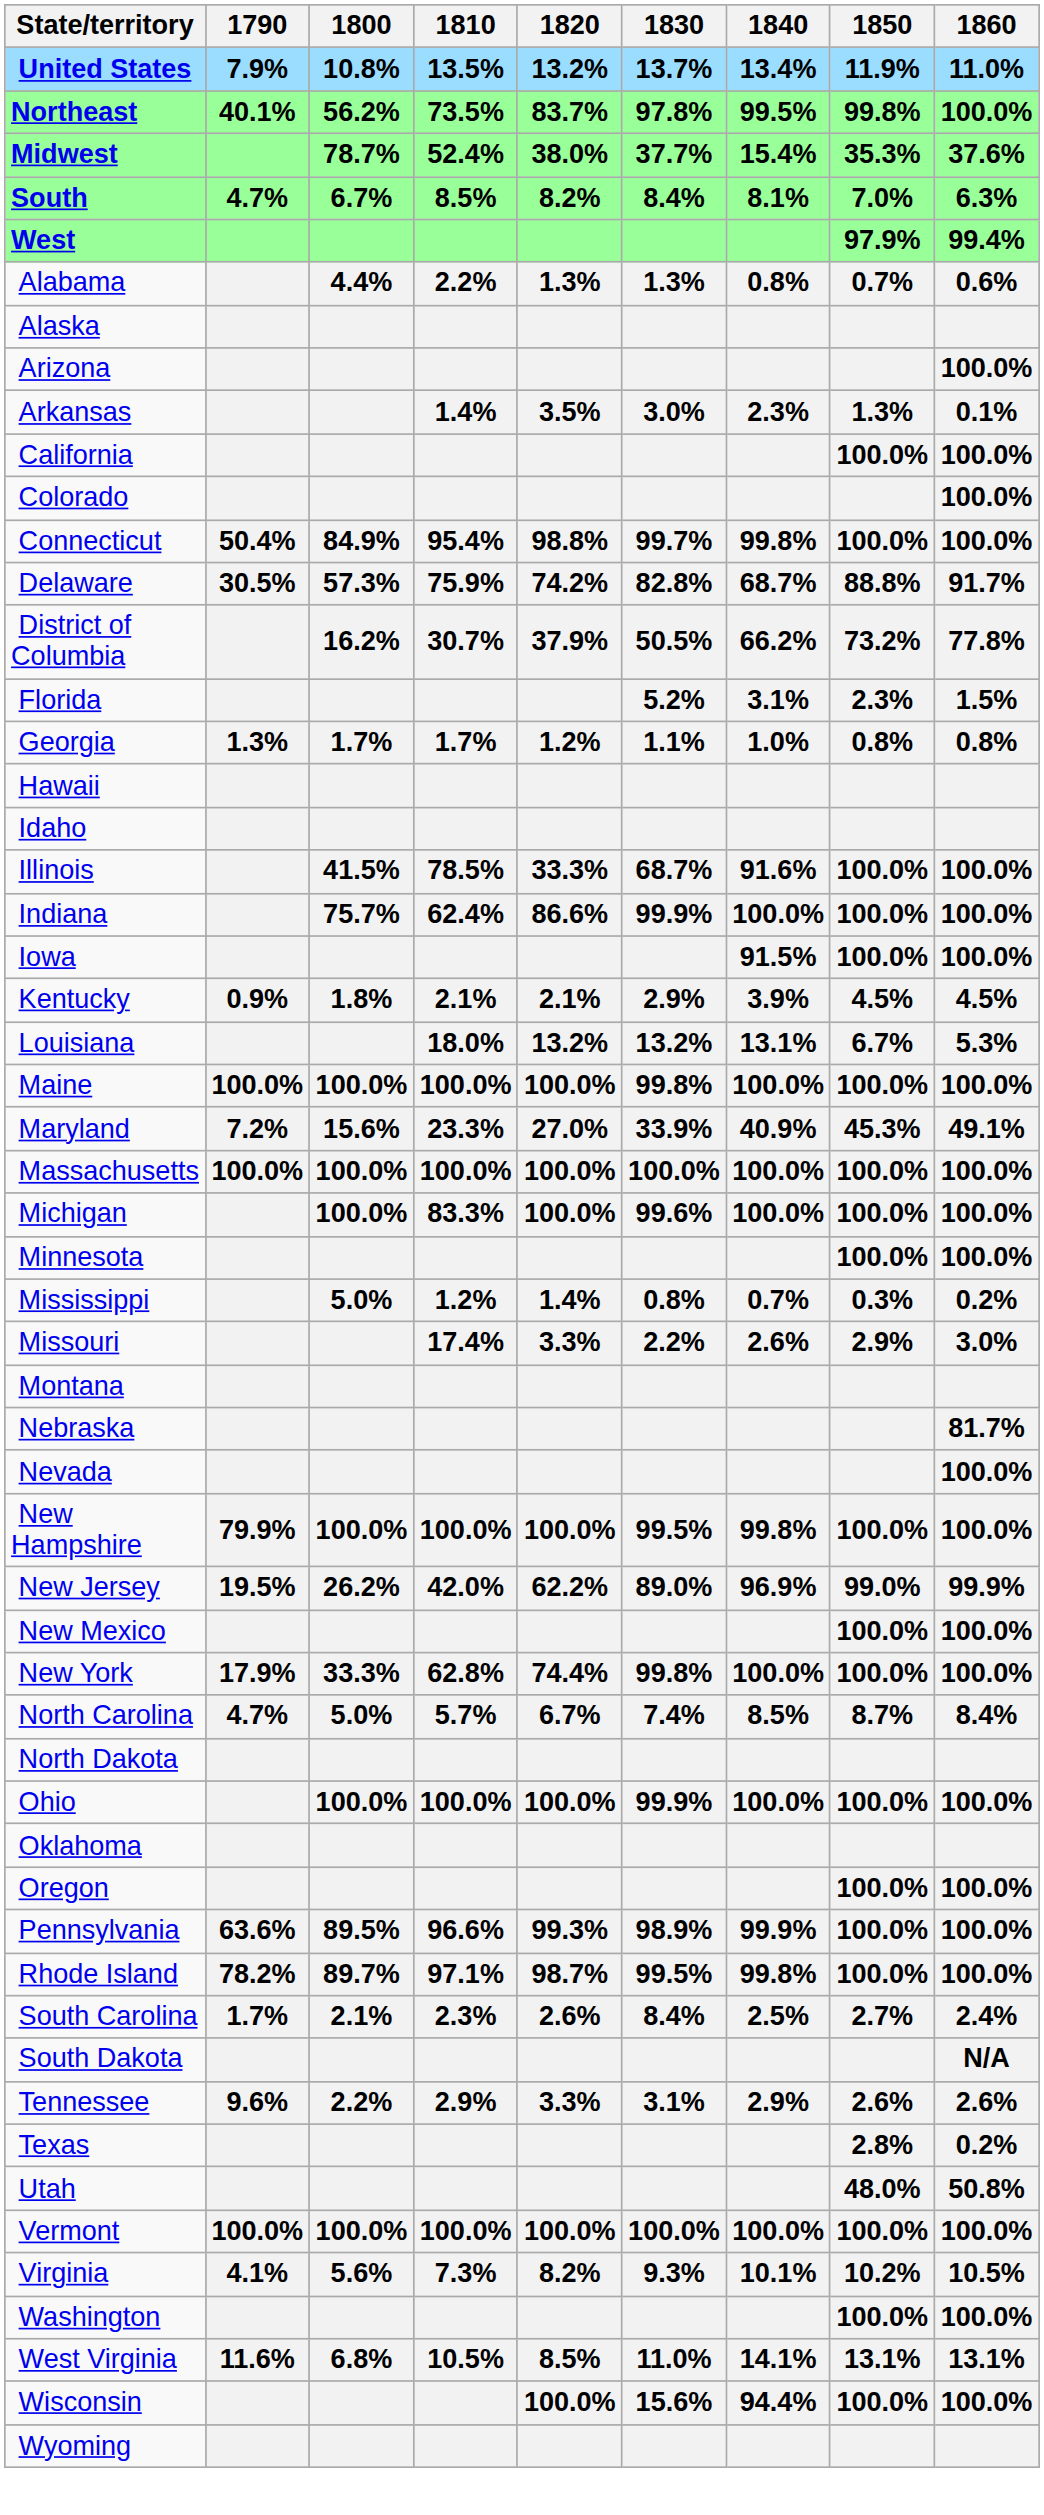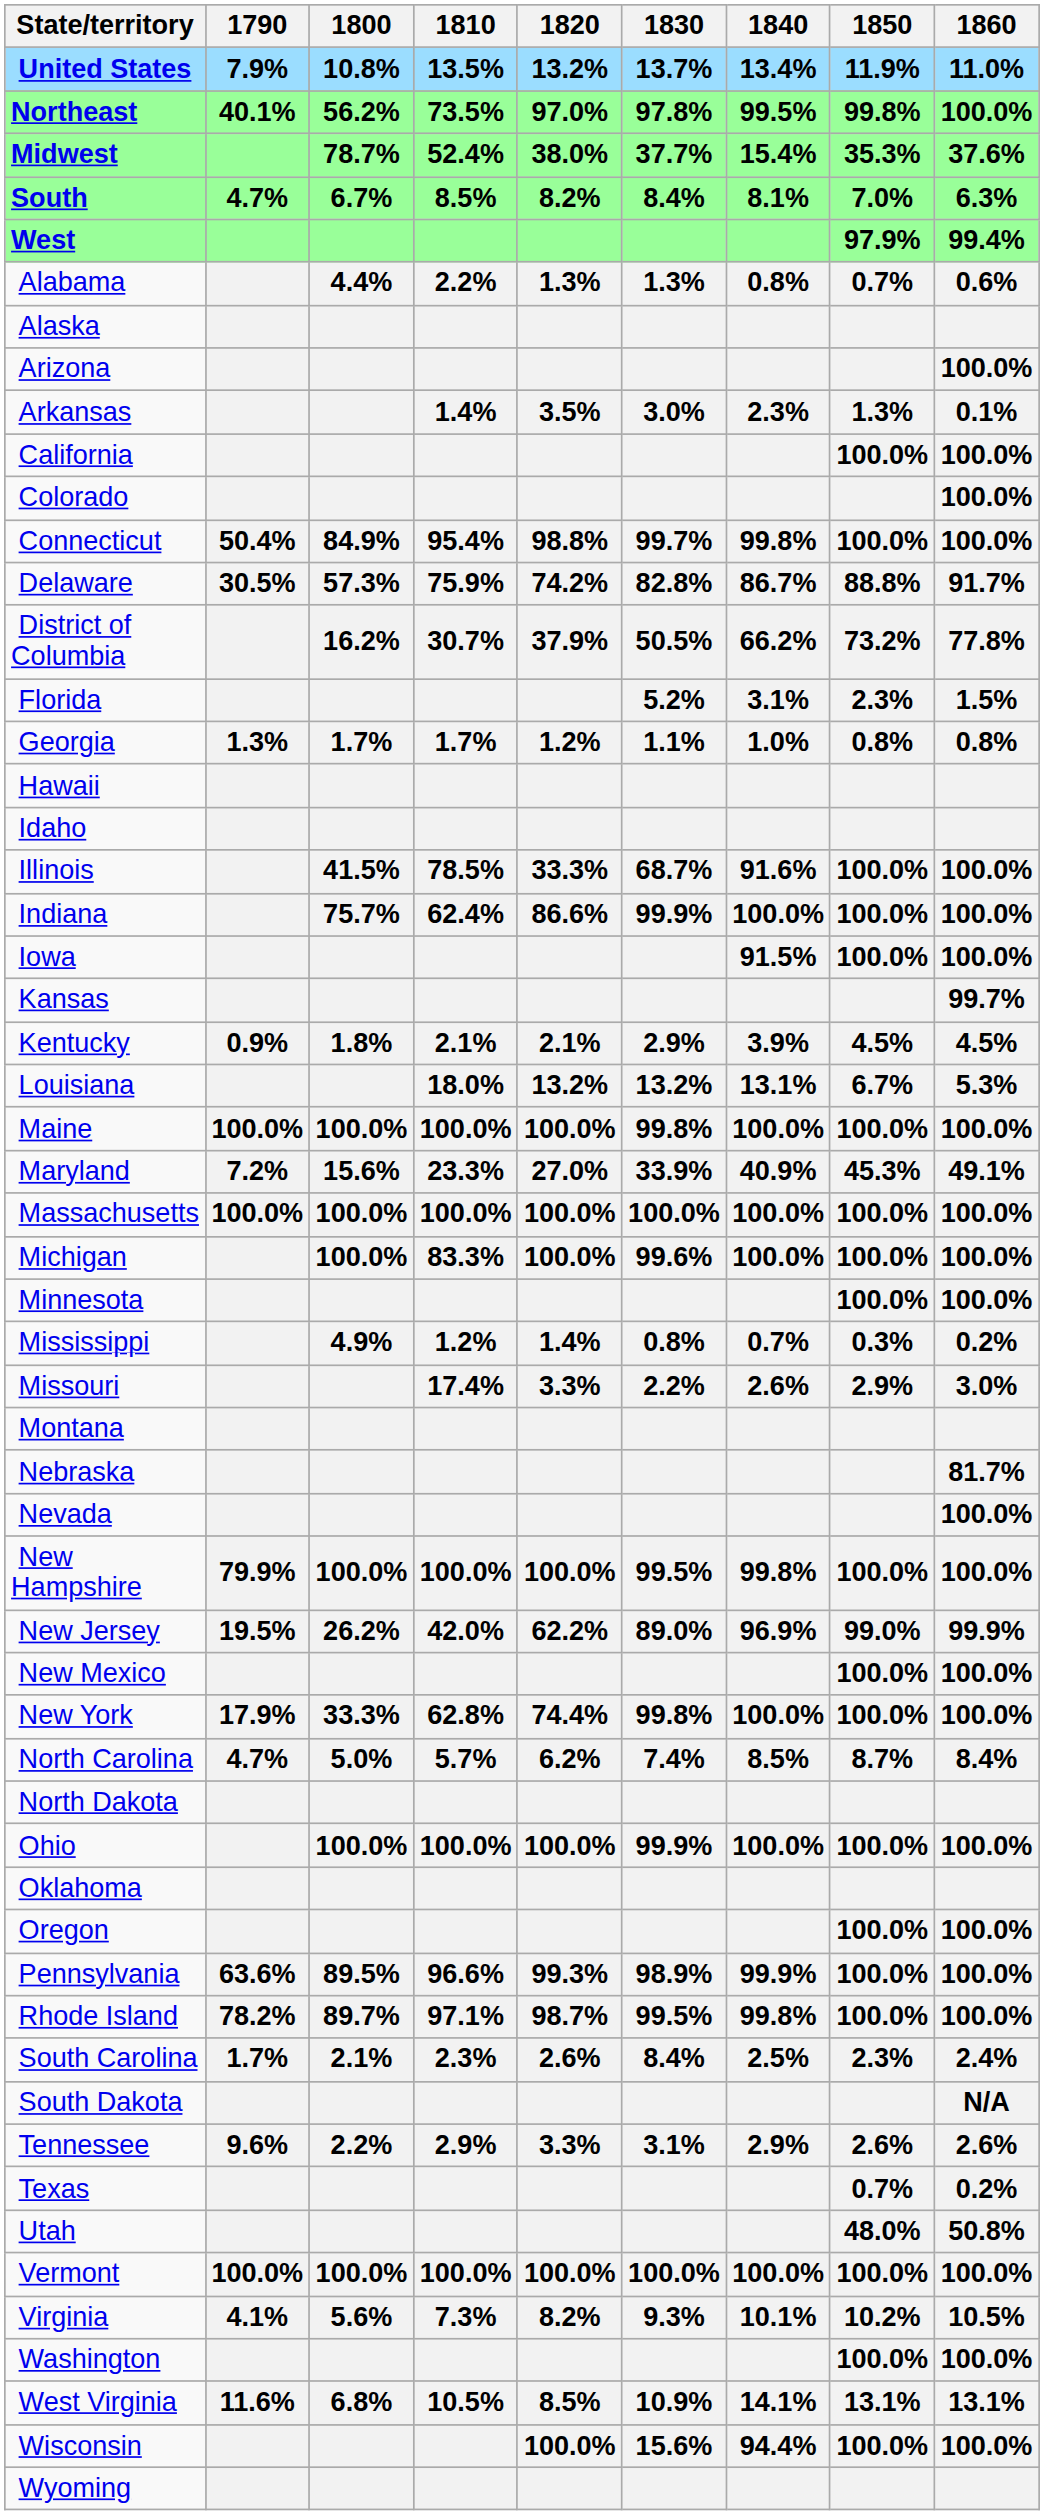(570, 111) 83.7% -> (570, 111) 97.0%
(778, 583) 68.7% -> (778, 583) 86.7%
+ row: (60, 999)
(361, 1299) 5.0% -> (361, 1342) 4.9%
(570, 1716) 6.7% -> (570, 1759) 6.2%
(882, 2016) 2.7% -> (882, 2059) 2.3%
(882, 2145) 2.8% -> (882, 2188) 0.7%
(674, 2359) 11.0% -> (674, 2402) 10.9%
